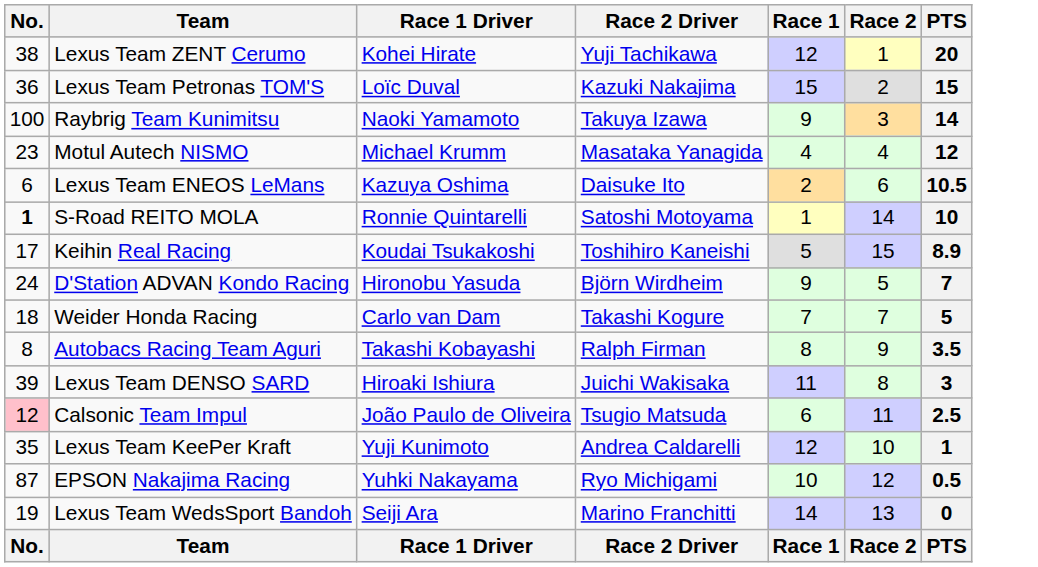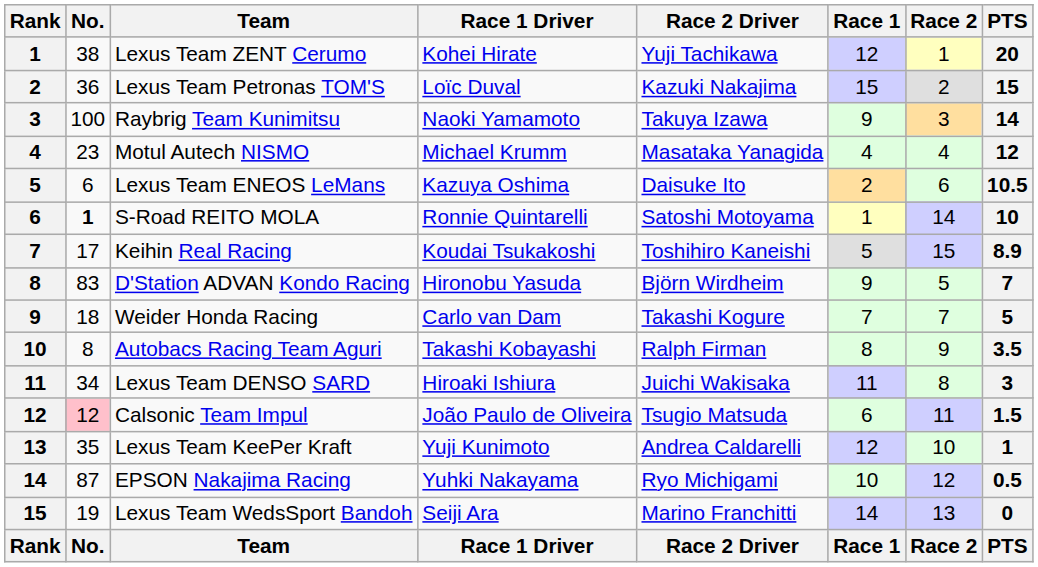+ column: (35, 21)
(27, 283) 24 -> (88, 283) 83
(27, 382) 39 -> (88, 382) 34
(947, 414) 2.5 -> (1007, 414) 1.5
